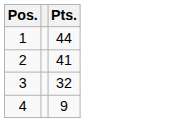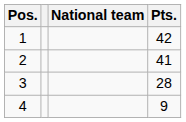+ column: (98, 15)
(64, 38) 44 -> (164, 38) 42
(64, 83) 32 -> (164, 83) 28
